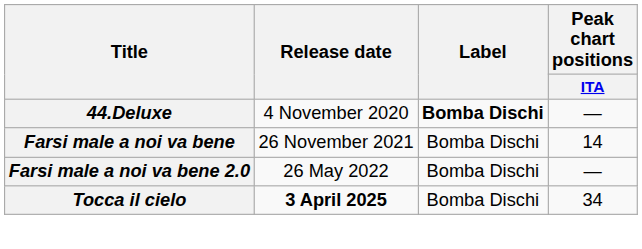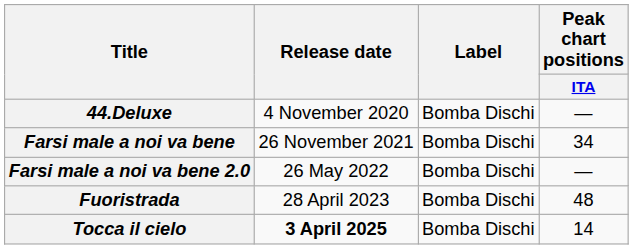(483, 113) bold -> (478, 113) normal
(593, 142) 14 -> (583, 142) 34
+ row: (129, 200)
(593, 200) 34 -> (583, 229) 14
